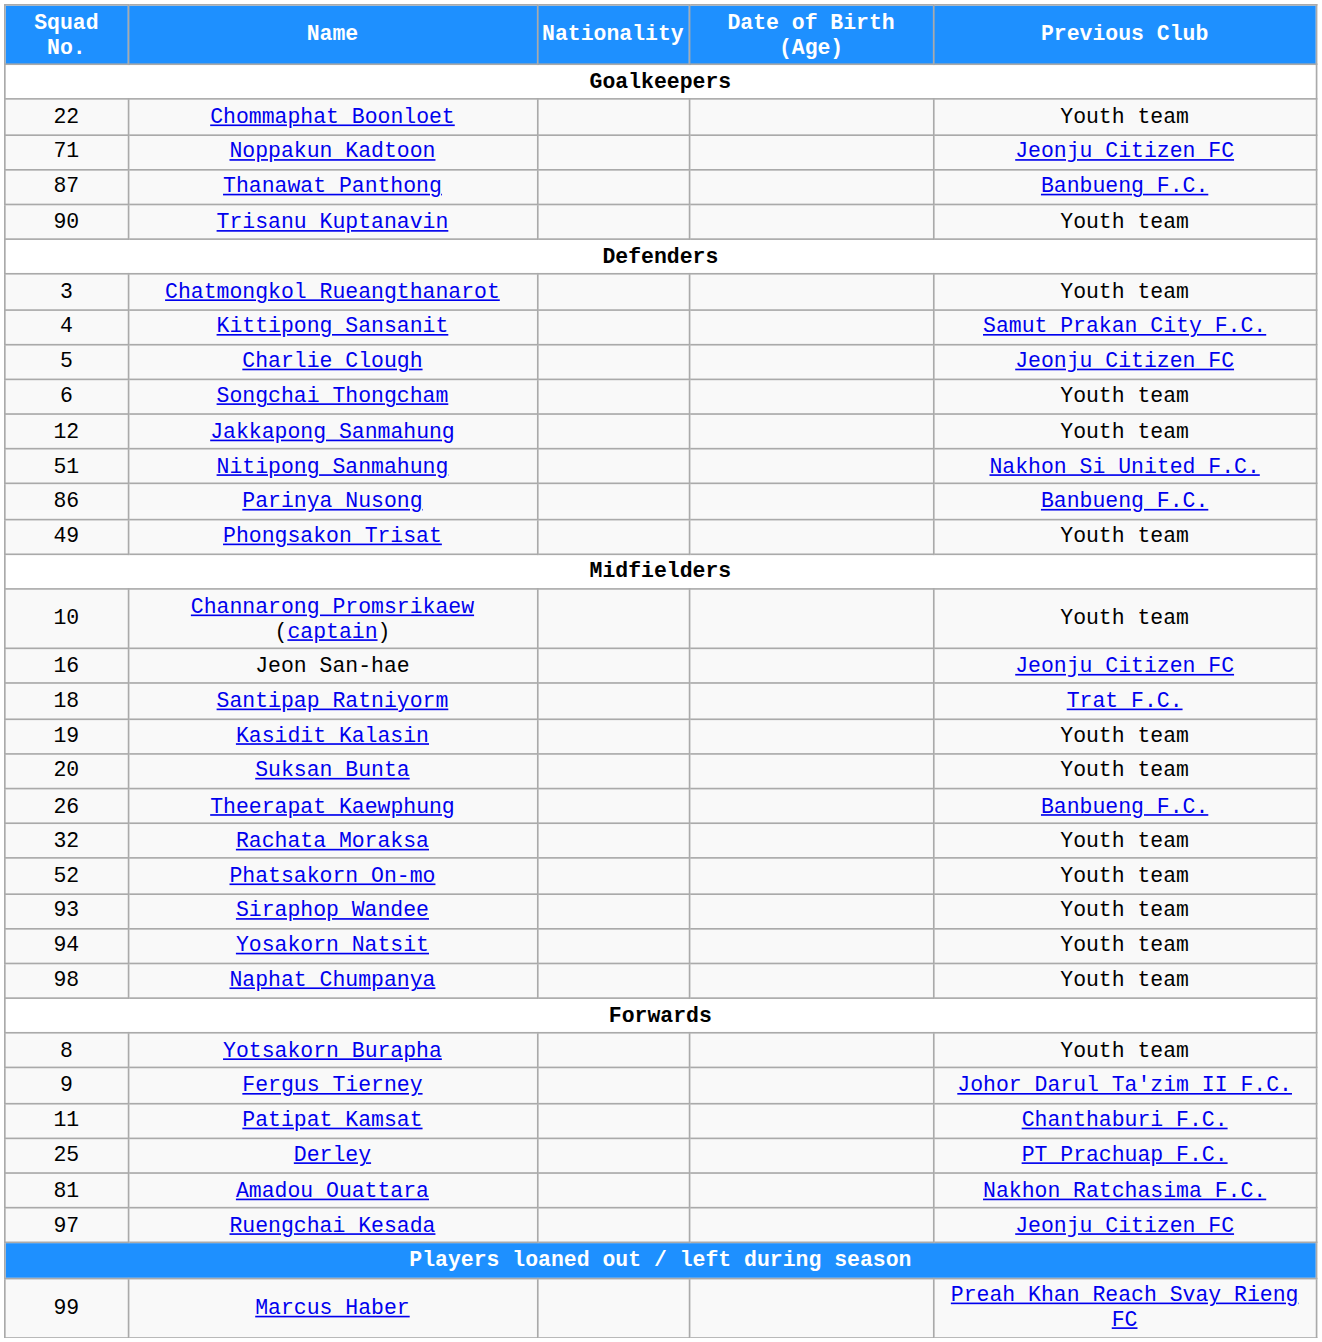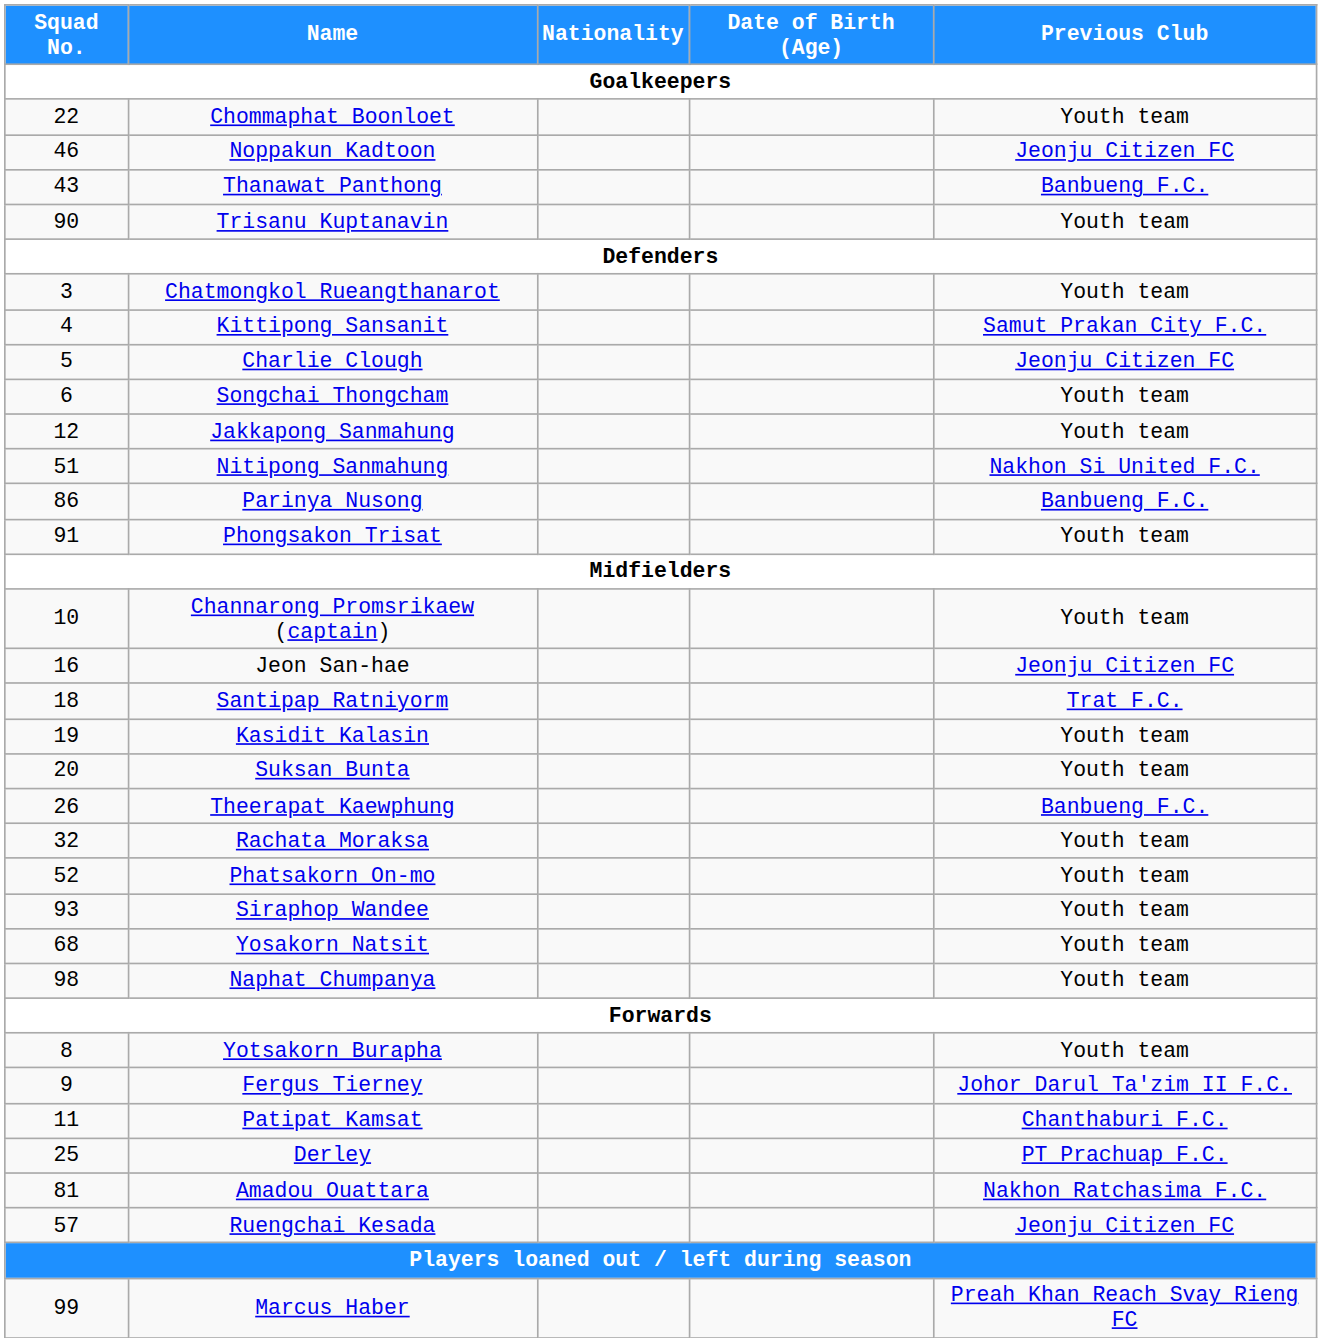(66, 152) 71 -> (66, 152) 46
(66, 187) 87 -> (66, 187) 43
(66, 536) 49 -> (66, 536) 91
(66, 946) 94 -> (66, 946) 68
(66, 1225) 97 -> (66, 1225) 57
